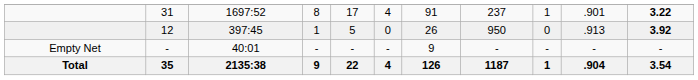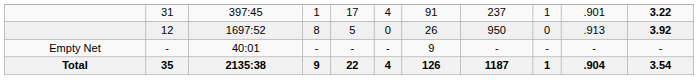(246, 13) 1697:52 -> (246, 13) 397:45
(317, 13) 8 -> (317, 13) 1
(246, 30) 397:45 -> (246, 30) 1697:52
(317, 30) 1 -> (317, 30) 8
